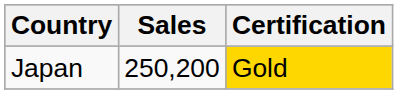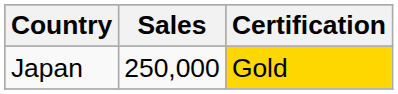(172, 67) 250,200 -> (172, 67) 250,000
